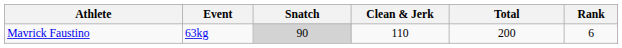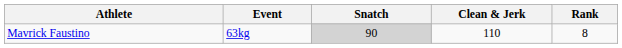- column: (507, 14)
(591, 33) 6 -> (585, 33) 8
